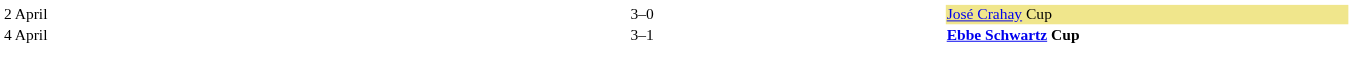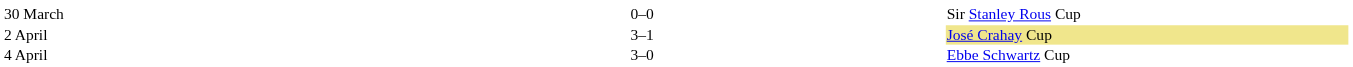+ row: (34, 14)
(642, 14) 3–0 -> (642, 34) 3–1
(642, 34) 3–1 -> (642, 55) 3–0
(1013, 34) bold -> (1008, 55) normal
